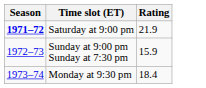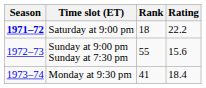+ column: (151, 12)
(148, 29) 21.9 -> (178, 29) 22.2
(148, 52) 15.9 -> (178, 52) 15.6
